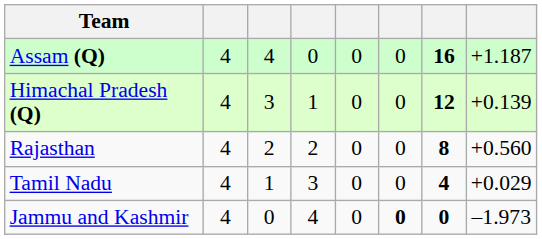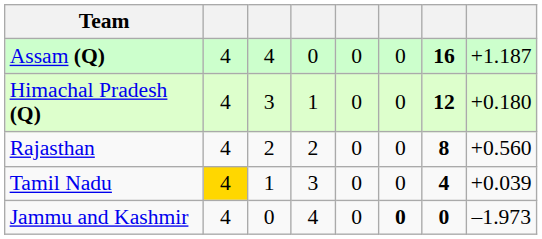(501, 102) +0.139 -> (501, 102) +0.180
(225, 182) no background -> (225, 182) gold background
(501, 182) +0.029 -> (501, 182) +0.039
